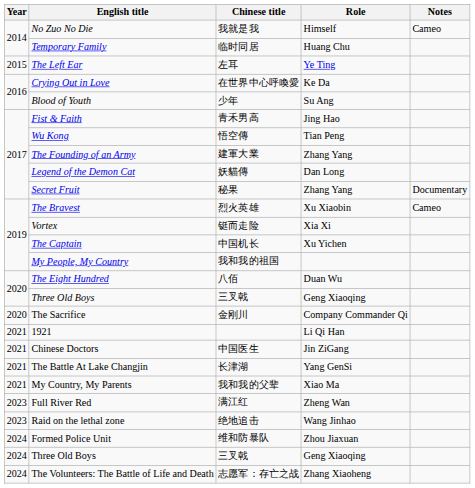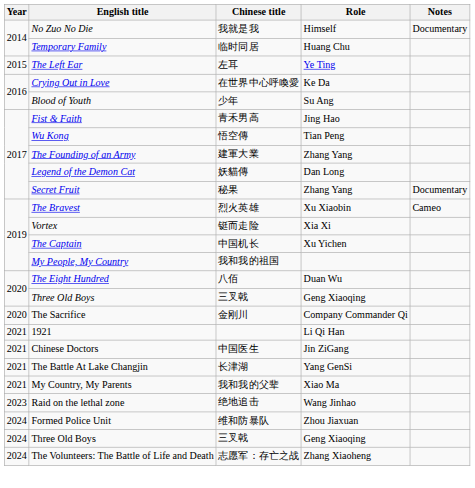(427, 29) Cameo -> (440, 29) Documentary
- row: (17, 402)
